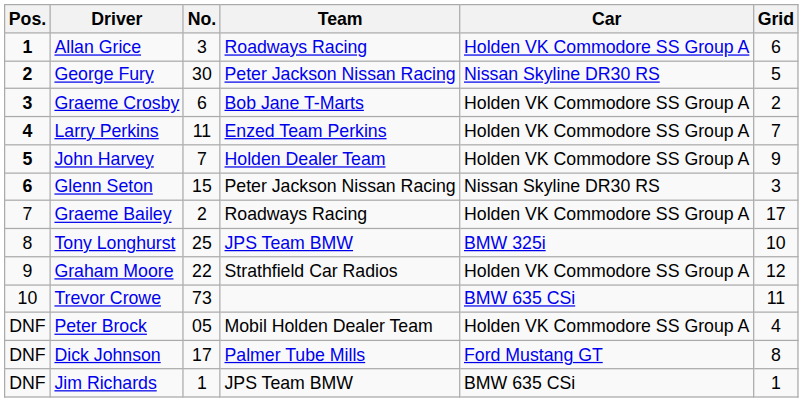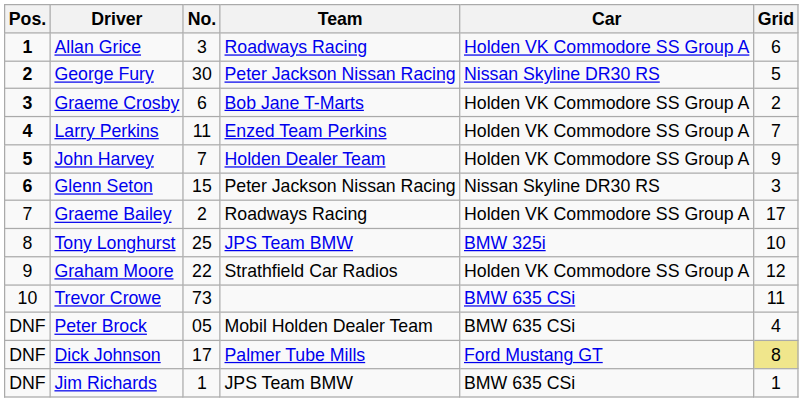(607, 327) Holden VK Commodore SS Group A -> (520, 327) BMW 635 CSi
(776, 355) no background -> (776, 355) khaki background
